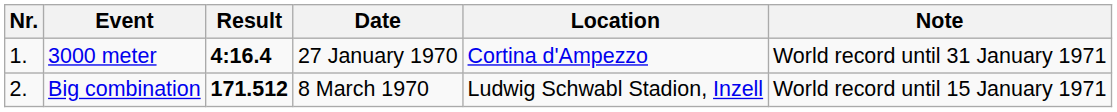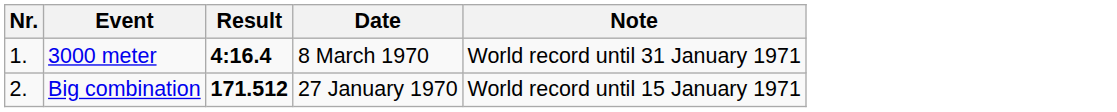- column: (615, 21)
(378, 55) 27 January 1970 -> (363, 55) 8 March 1970
(363, 89) 8 March 1970 -> (378, 89) 27 January 1970
